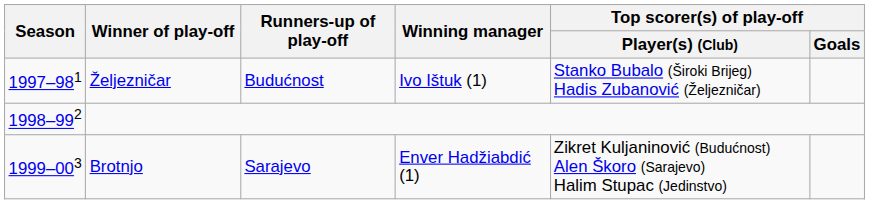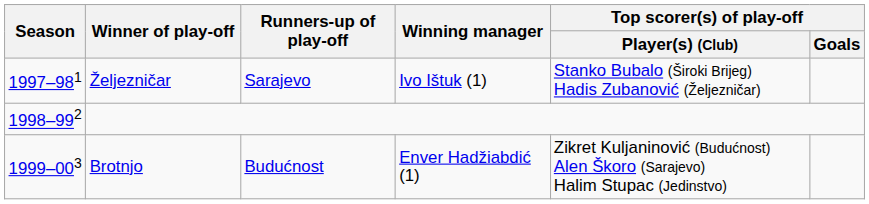(284, 80) Budućnost -> (278, 80) Sarajevo
(278, 166) Sarajevo -> (284, 166) Budućnost
